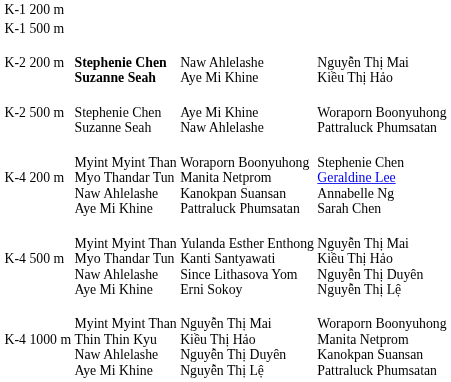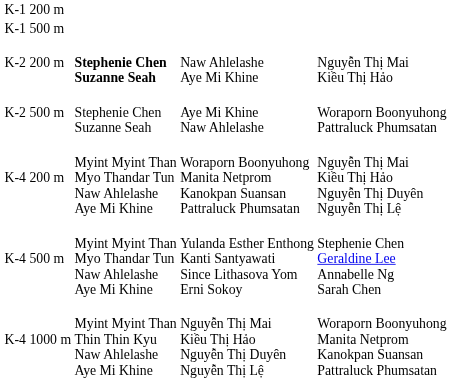(361, 185) Stephenie Chen Geraldine Lee Annabelle Ng Sarah Chen -> (370, 185) Nguyễn Thị Mai Kiều Thị Hảo Nguyễn Thị Duyên Nguyễn Thị Lệ
(370, 266) Nguyễn Thị Mai Kiều Thị Hảo Nguyễn Thị Duyên Nguyễn Thị Lệ -> (361, 266) Stephenie Chen Geraldine Lee Annabelle Ng Sarah Chen
